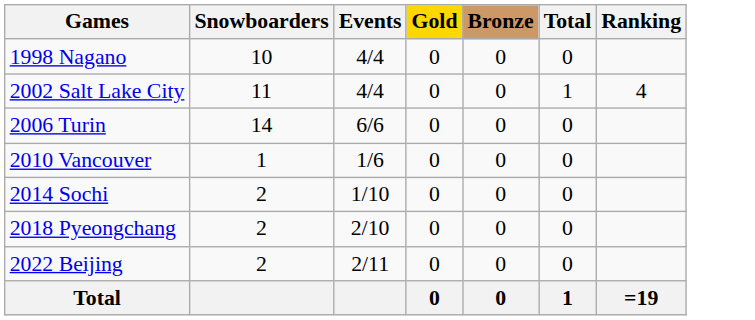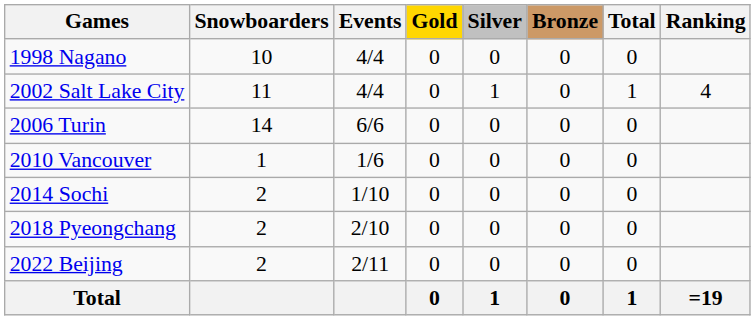+ column: (495, 21)
